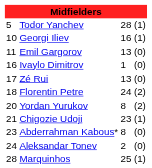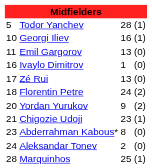(123, 105) 8 -> (123, 105) 9
